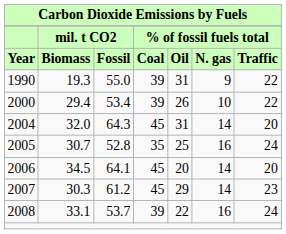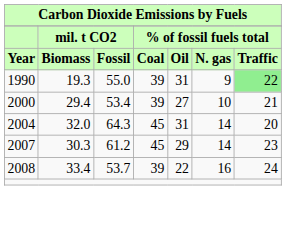(271, 80) no background -> (271, 80) lightgreen background
(182, 102) 26 -> (182, 102) 27
(271, 102) 22 -> (271, 102) 21
- row: (21, 146)
- row: (21, 168)
(78, 211) 33.1 -> (78, 168) 33.4
